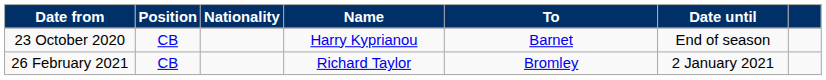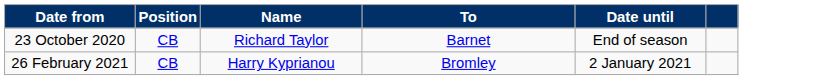- column: (242, 17)
(364, 40) Harry Kyprianou -> (281, 40) Richard Taylor
(364, 63) Richard Taylor -> (281, 63) Harry Kyprianou
